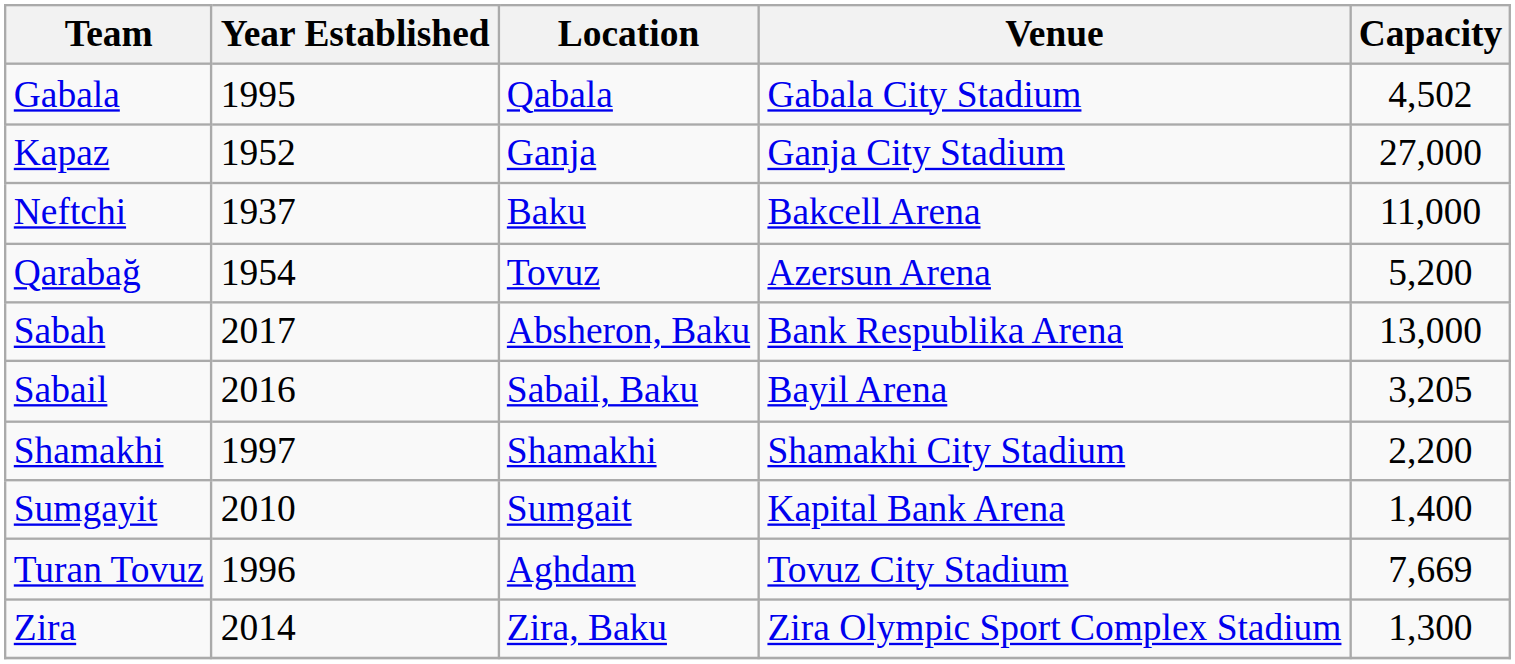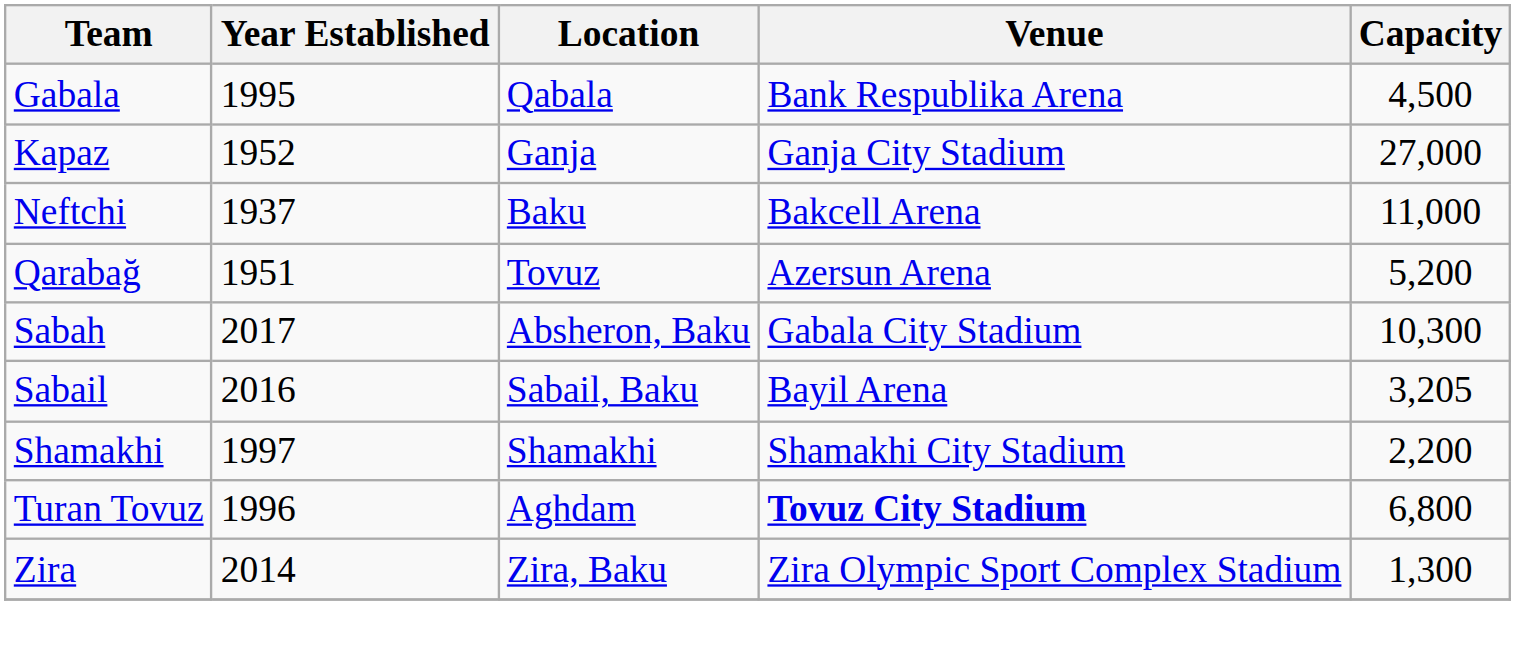(924, 93) Gabala City Stadium -> (945, 93) Bank Respublika Arena
(1430, 93) 4,502 -> (1430, 93) 4,500
(258, 271) 1954 -> (258, 271) 1951
(945, 331) Bank Respublika Arena -> (924, 331) Gabala City Stadium
(1430, 331) 13,000 -> (1430, 331) 10,300
- row: (86, 509)
(918, 568) normal -> (927, 509) bold
(1430, 568) 7,669 -> (1430, 509) 6,800
